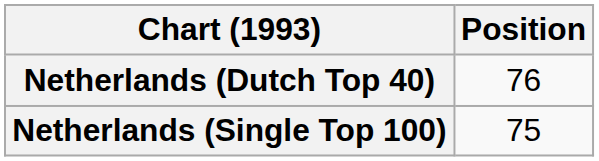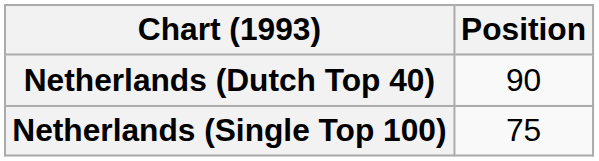(524, 79) 76 -> (524, 79) 90
